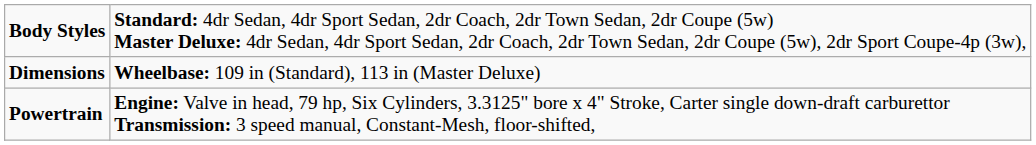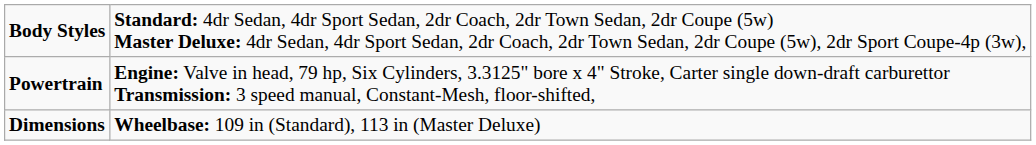rows swapped: (56, 113) <-> (57, 72)
